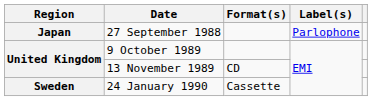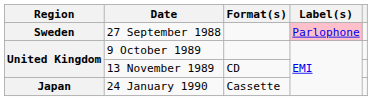(54, 32) Japan -> (54, 32) Sweden
(326, 32) no background -> (326, 32) pink background
(54, 86) Sweden -> (54, 86) Japan
